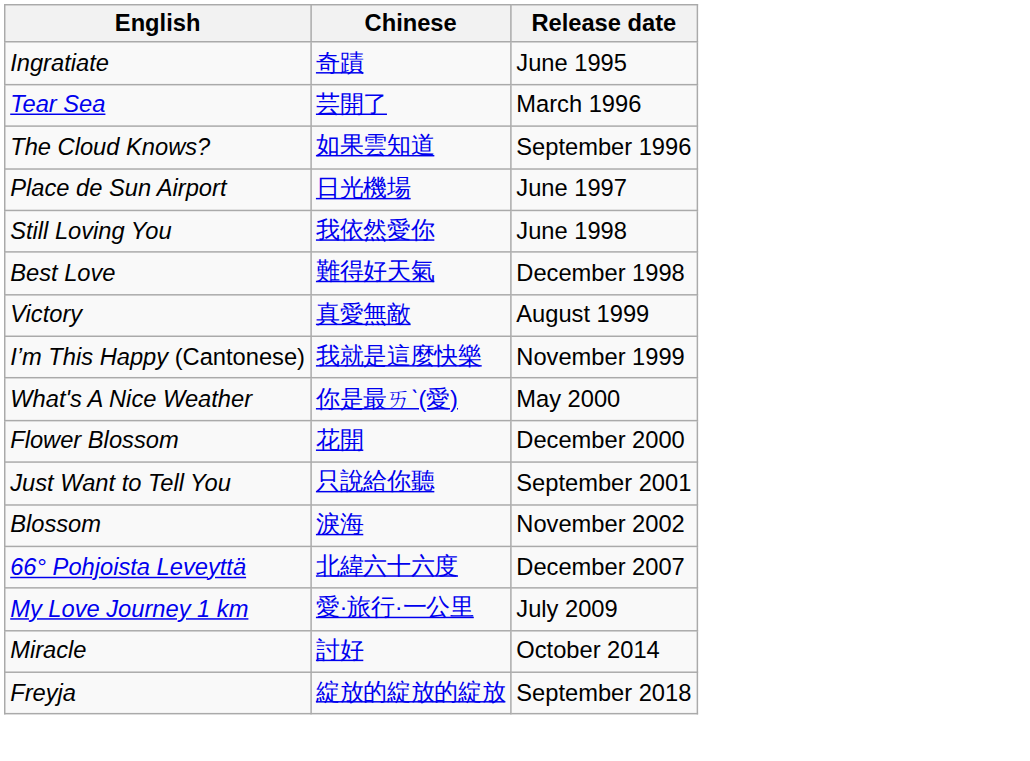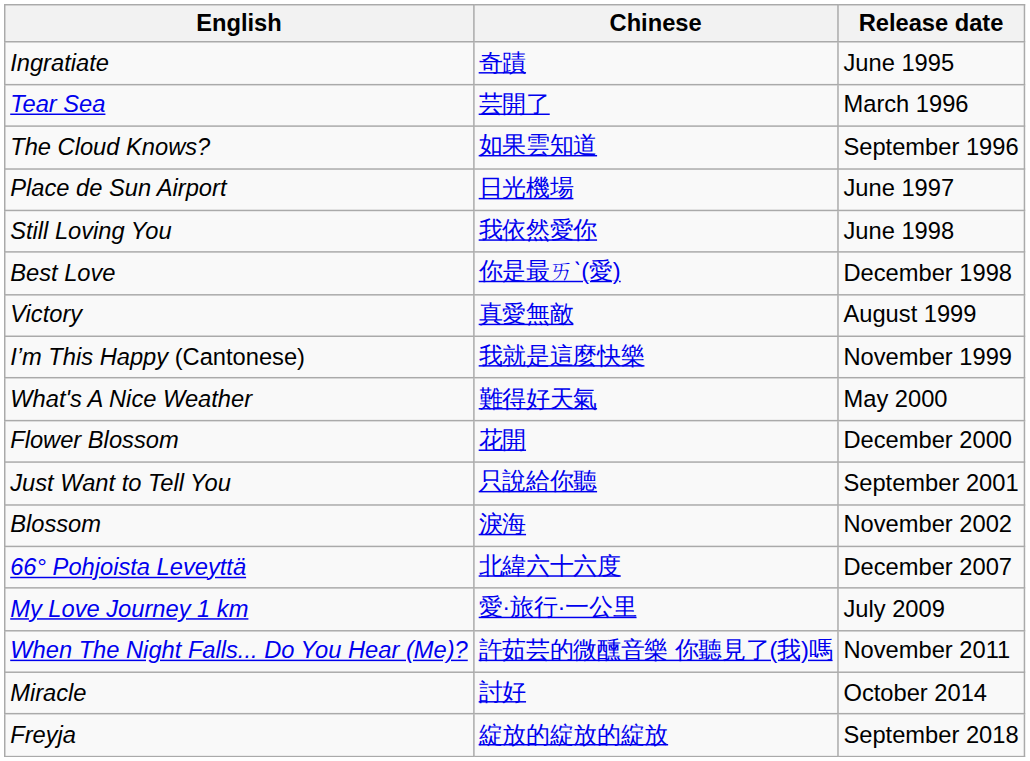(375, 272) 難得好天氣 -> (550, 272) 你是最ㄞˋ(愛)
(387, 398) 你是最ㄞˋ(愛) -> (538, 398) 難得好天氣
+ row: (239, 650)
